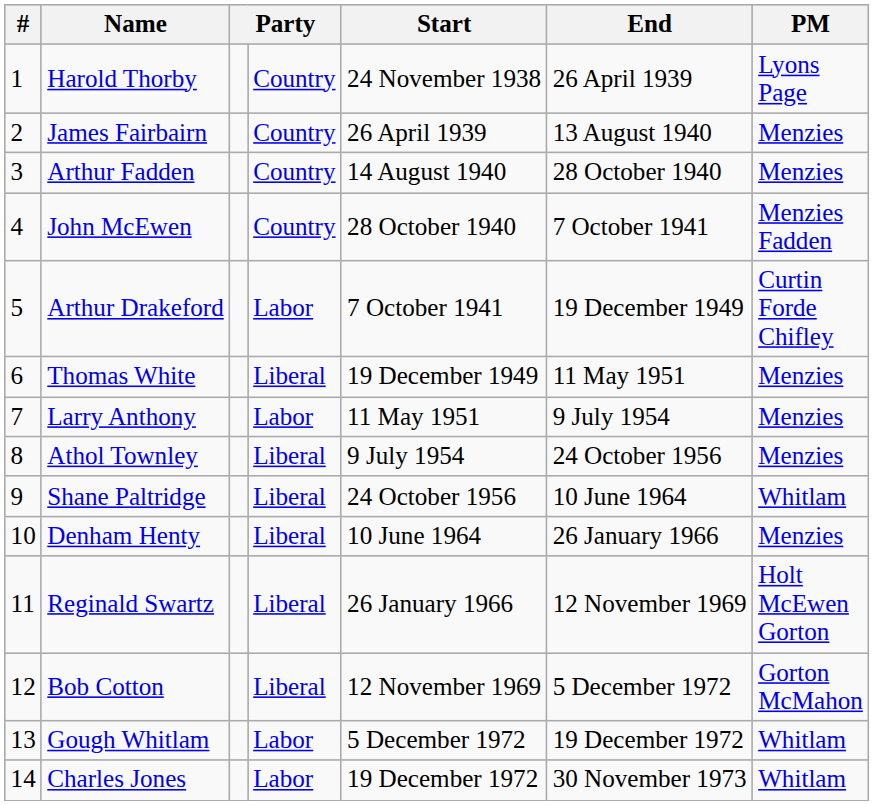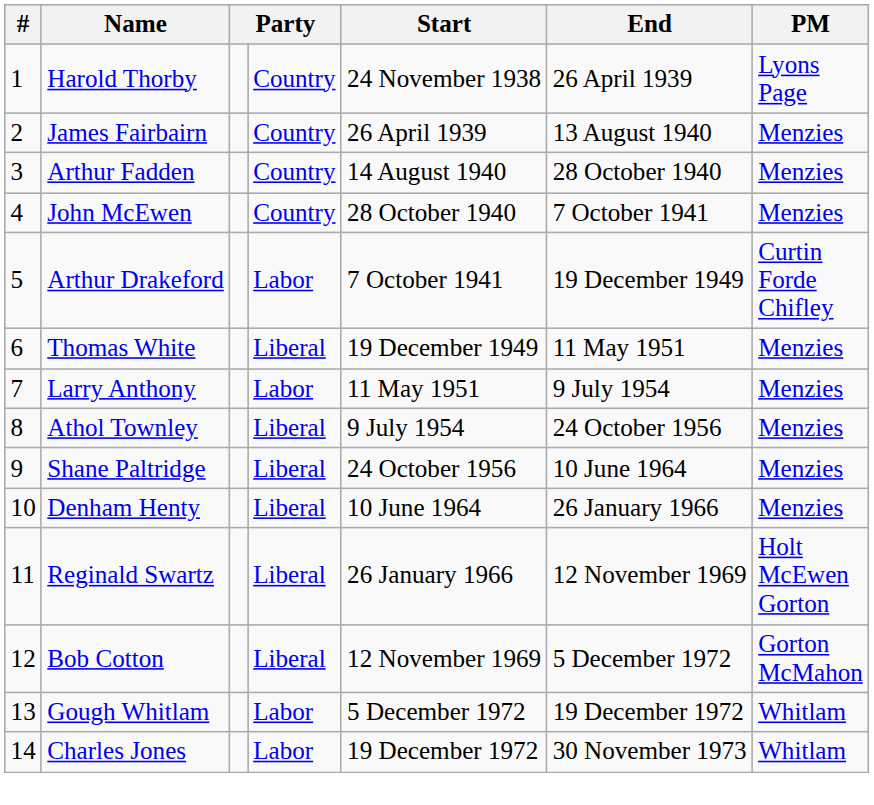(801, 226) Menzies Fadden -> (801, 212) Menzies
(802, 496) Whitlam -> (801, 467) Menzies
